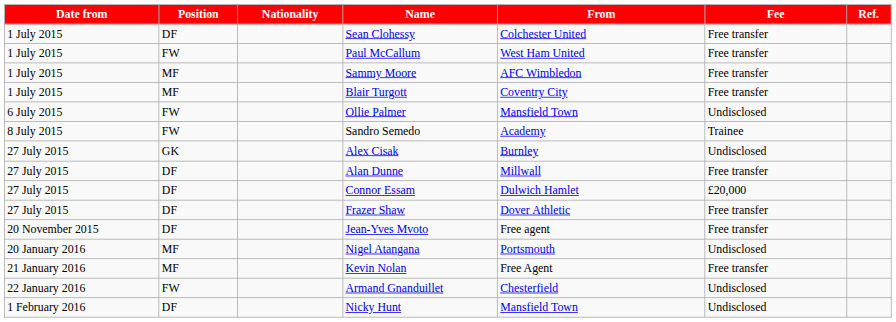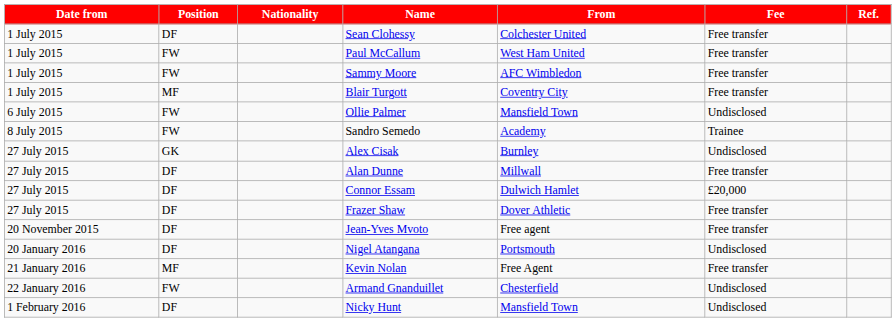(170, 73) MF -> (171, 73) FW
(170, 249) MF -> (169, 249) DF
